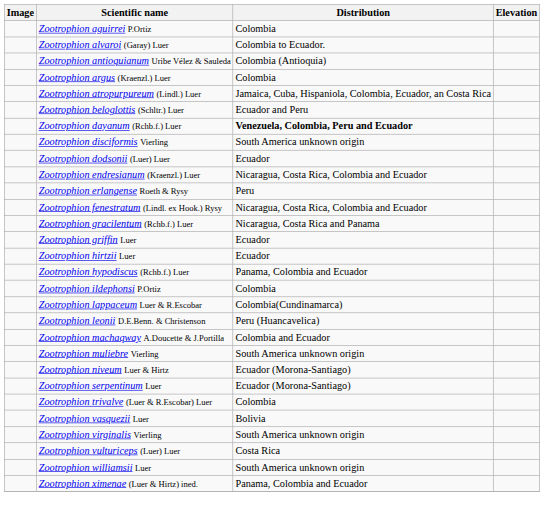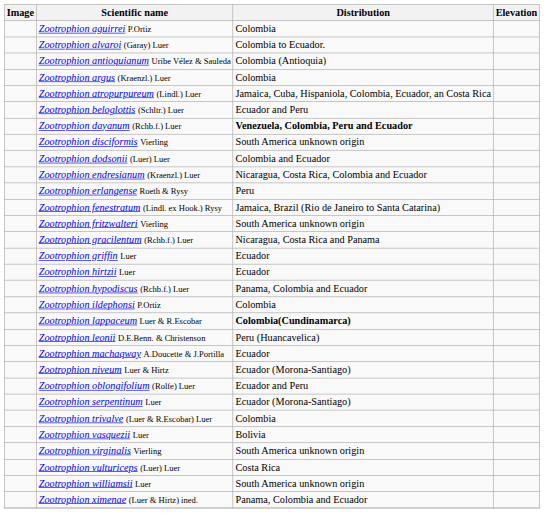(253, 158) Ecuador -> (283, 158) Colombia and Ecuador
(331, 207) Nicaragua, Costa Rica, Colombia and Ecuador -> (338, 207) Jamaica, Brazil (Rio de Janeiro to Santa Catarina)
+ row: (103, 223)
(289, 304) normal -> (293, 321) bold
(283, 337) Colombia and Ecuador -> (253, 353) Ecuador
- row: (99, 353)
+ row: (117, 386)
